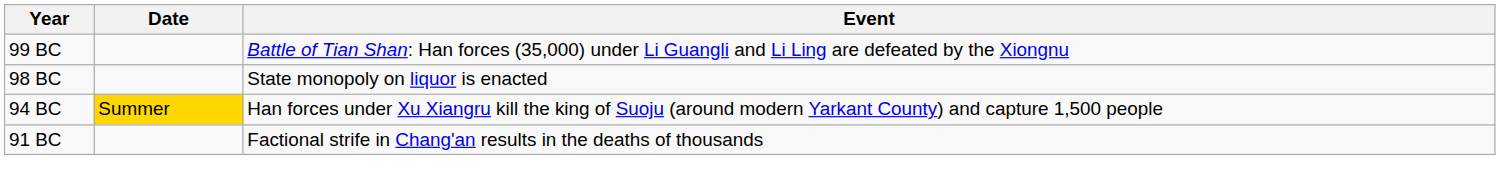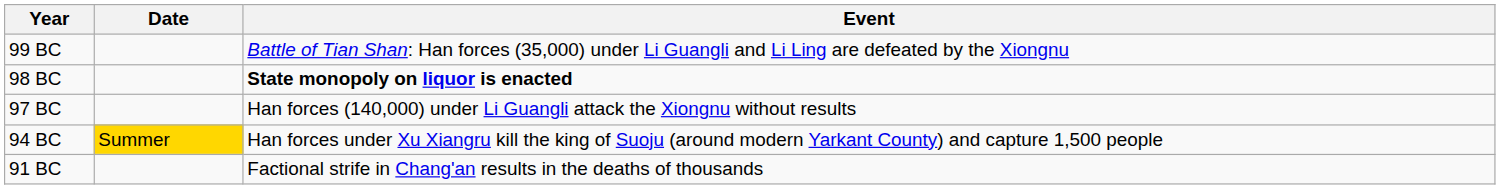(397, 79) normal -> (410, 79) bold
+ row: (35, 109)
